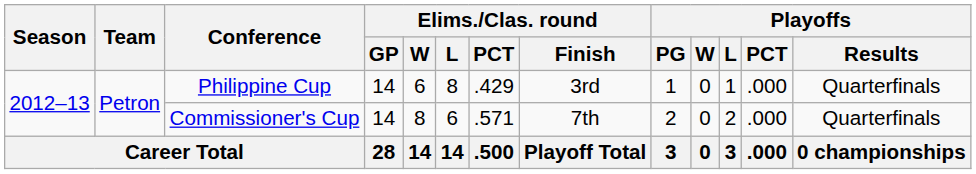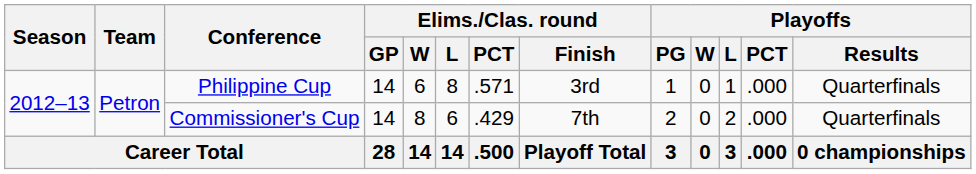(494, 86) .429 -> (494, 86) .571
(494, 119) .571 -> (494, 119) .429
